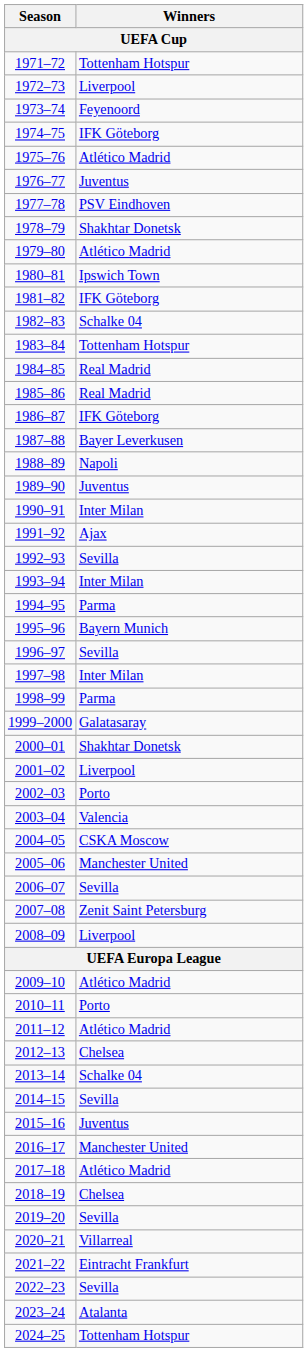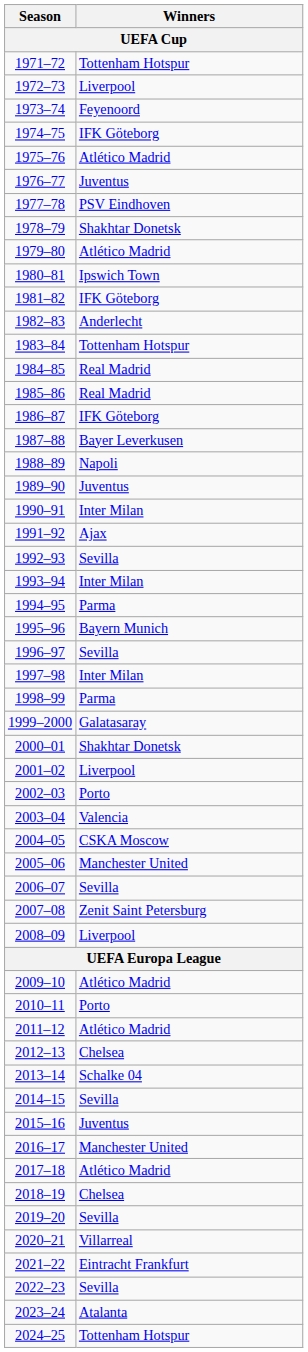(110, 322) Schalke 04 -> (111, 322) Anderlecht
